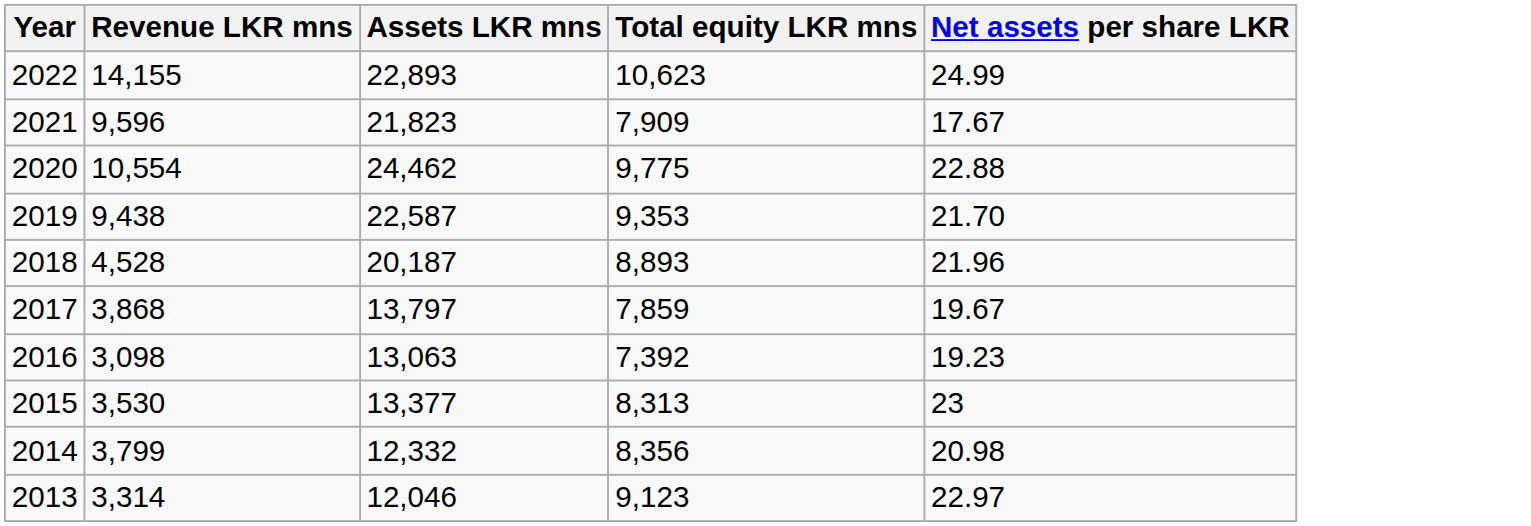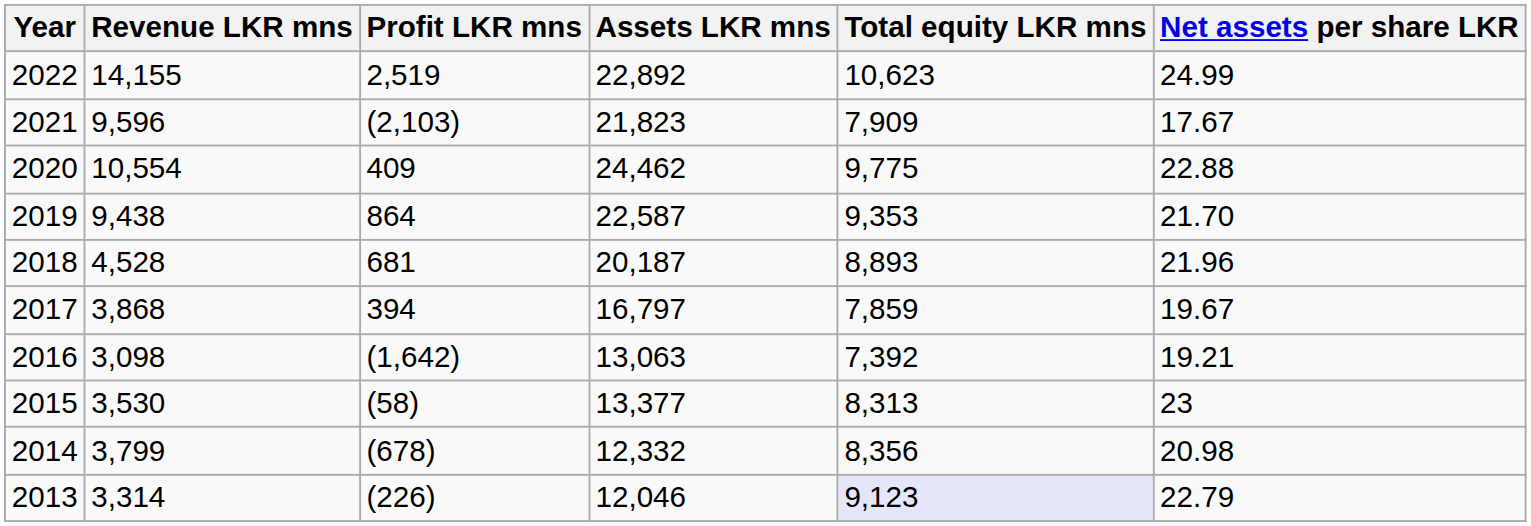+ column: (474, 27)
(412, 74) 22,893 -> (641, 74) 22,892
(412, 309) 13,797 -> (641, 309) 16,797
(968, 356) 19.23 -> (1197, 356) 19.21
(652, 497) no background -> (881, 497) lavender background
(968, 497) 22.97 -> (1197, 497) 22.79
